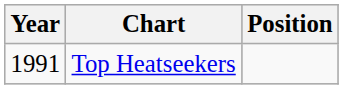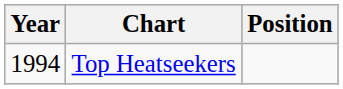(35, 63) 1991 -> (35, 63) 1994
